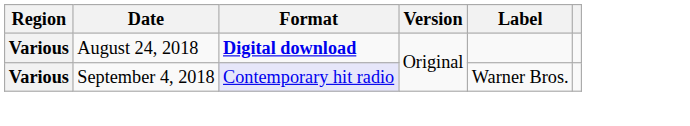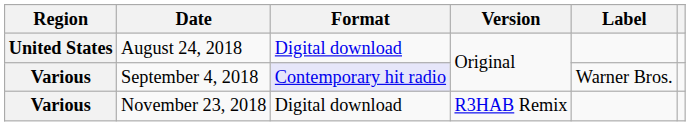(39, 47) Various -> (61, 47) United States
(290, 47) bold -> (338, 47) normal
+ row: (194, 105)
